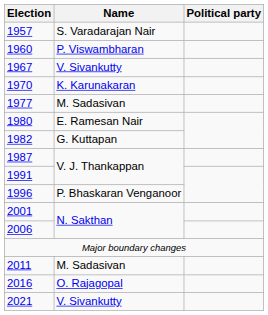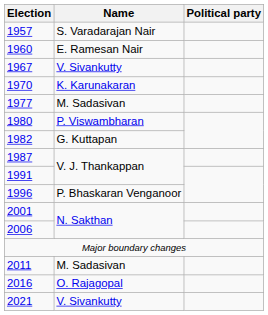(100, 49) P. Viswambharan -> (100, 49) E. Ramesan Nair
(100, 121) E. Ramesan Nair -> (100, 121) P. Viswambharan
